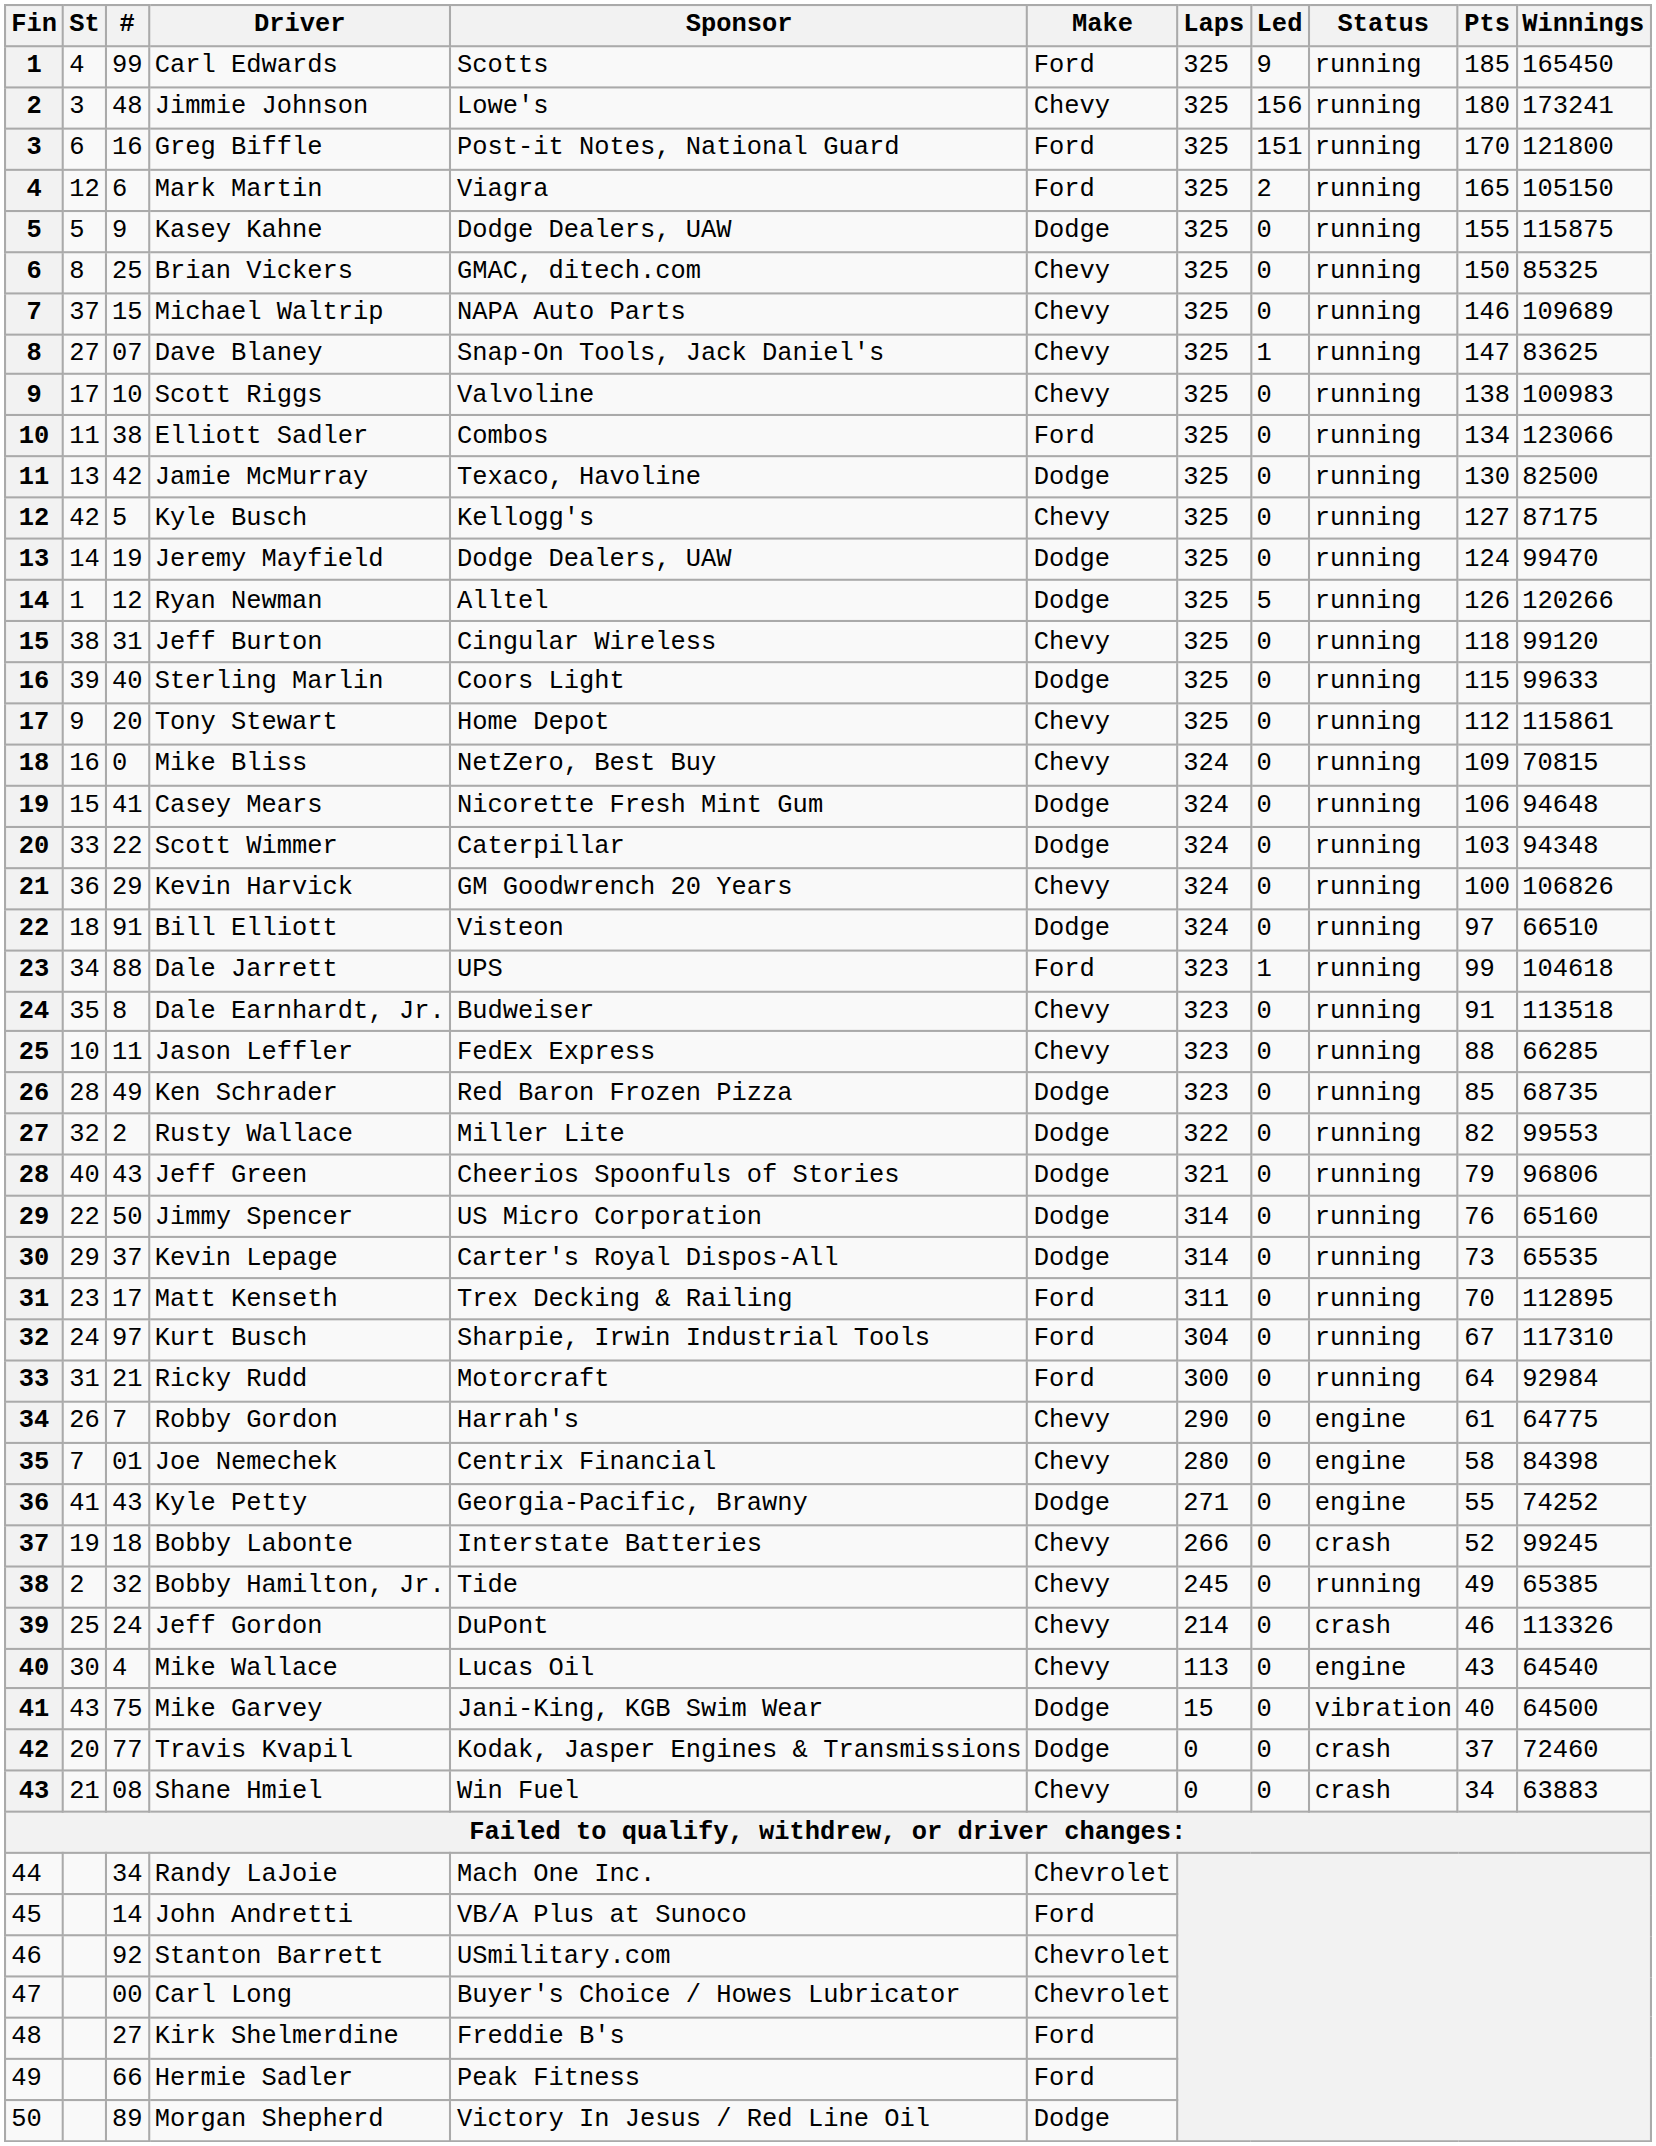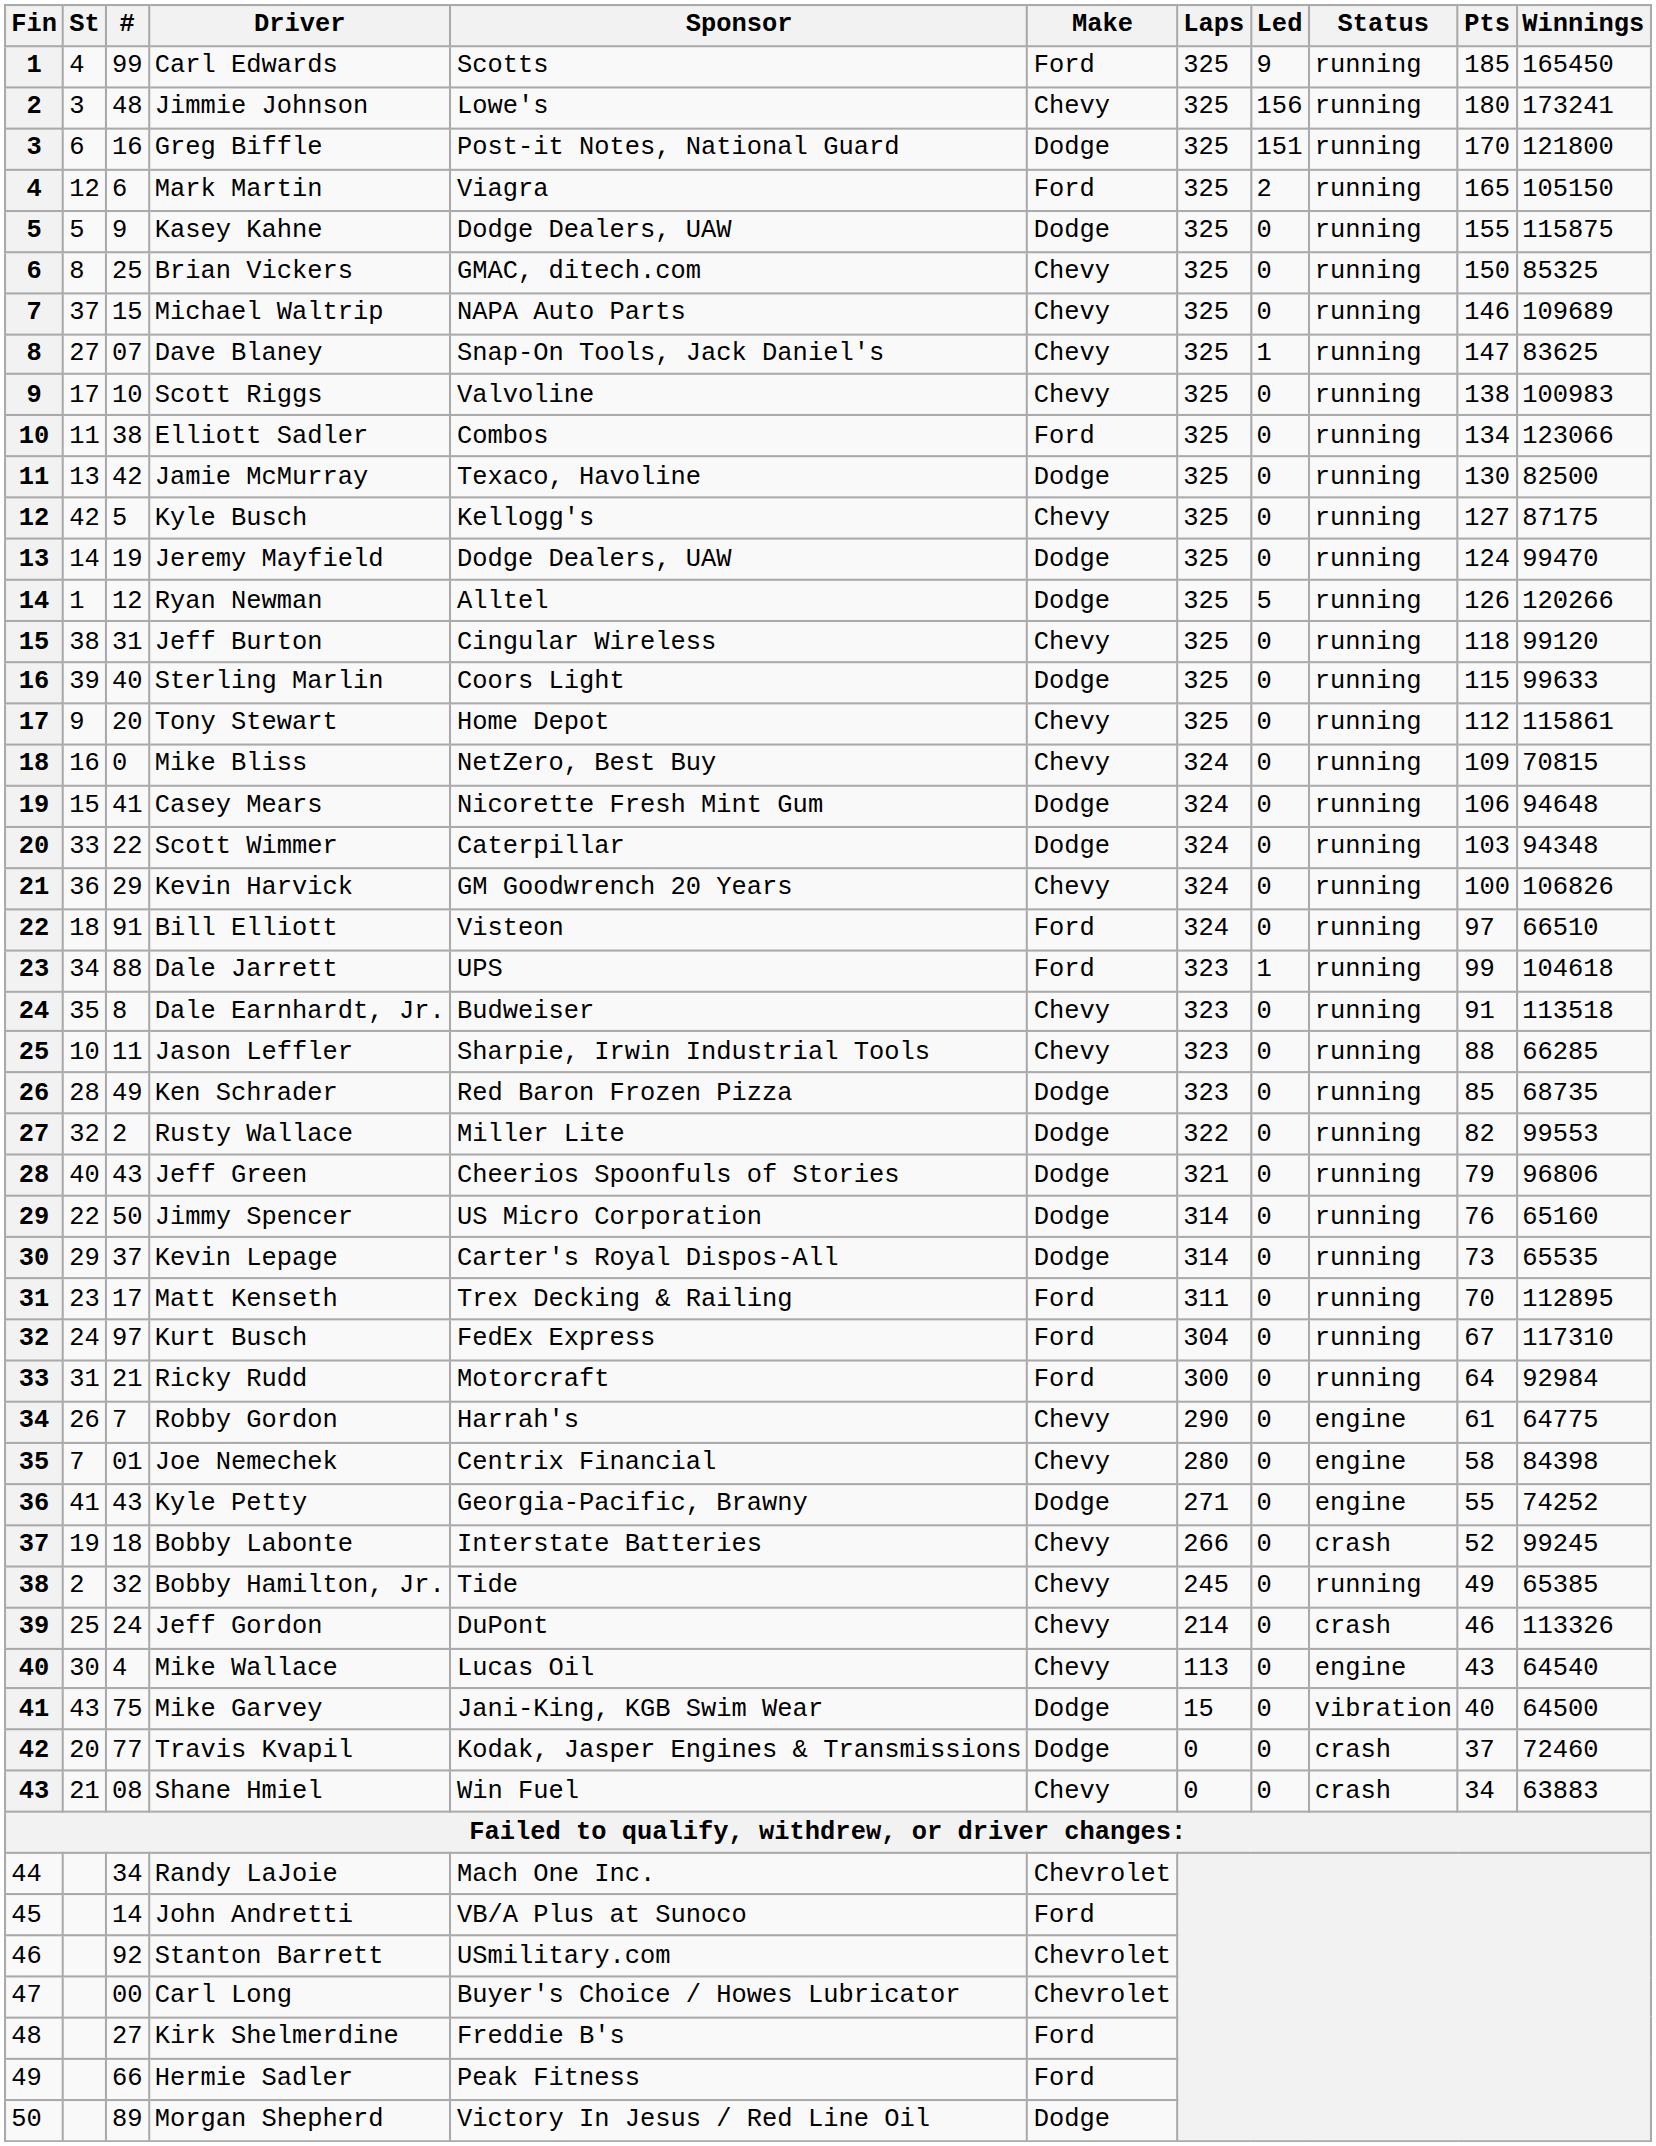(1064, 149) Ford -> (1072, 149) Dodge
(1072, 929) Dodge -> (1064, 929) Ford
(556, 1053) FedEx Express -> (693, 1053) Sharpie, Irwin Industrial Tools
(693, 1340) Sharpie, Irwin Industrial Tools -> (556, 1340) FedEx Express
